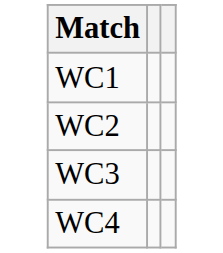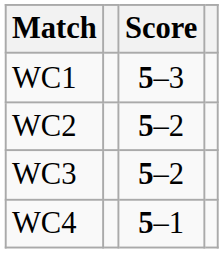+ column: (161, 28)
